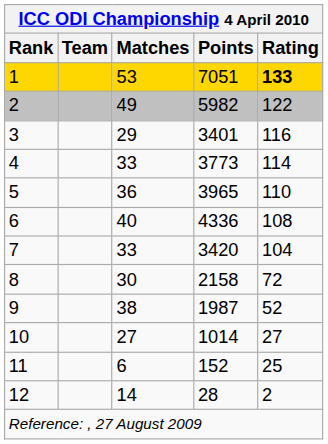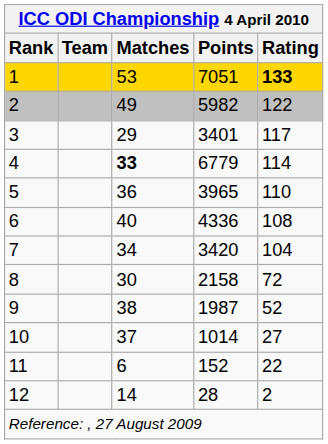(277, 134) 116 -> (277, 134) 117
(127, 163) normal -> (127, 163) bold
(218, 163) 3773 -> (218, 163) 6779
(127, 250) 33 -> (127, 250) 34
(127, 337) 27 -> (127, 337) 37
(272, 366) 25 -> (272, 366) 22
